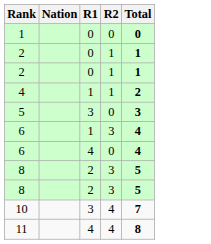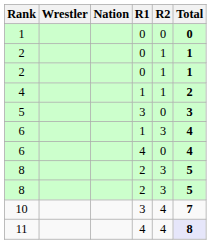+ column: (65, 14)
(138, 229) no background -> (190, 229) lavender background
